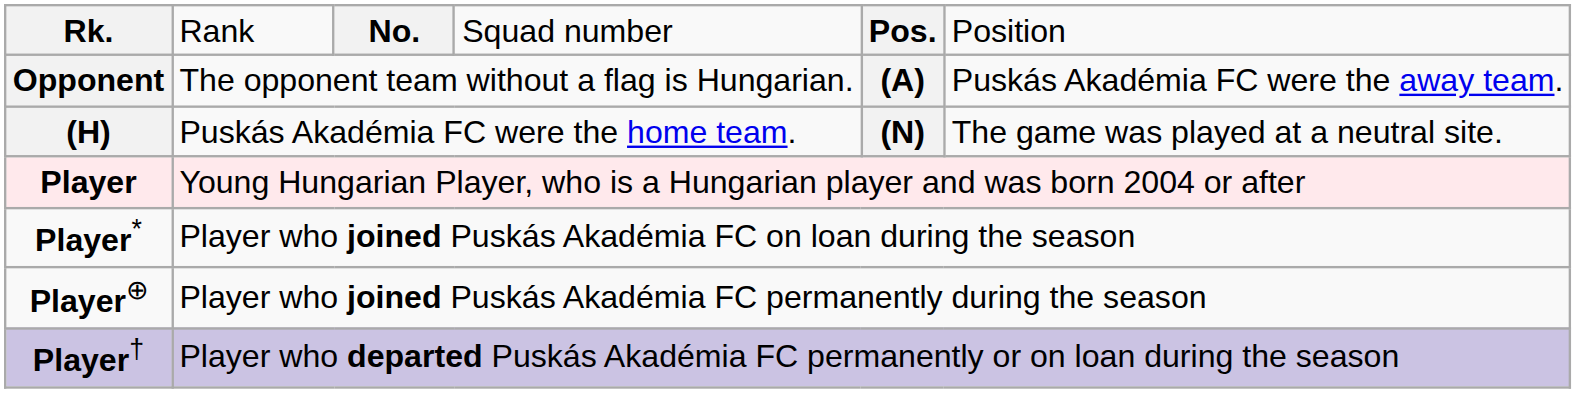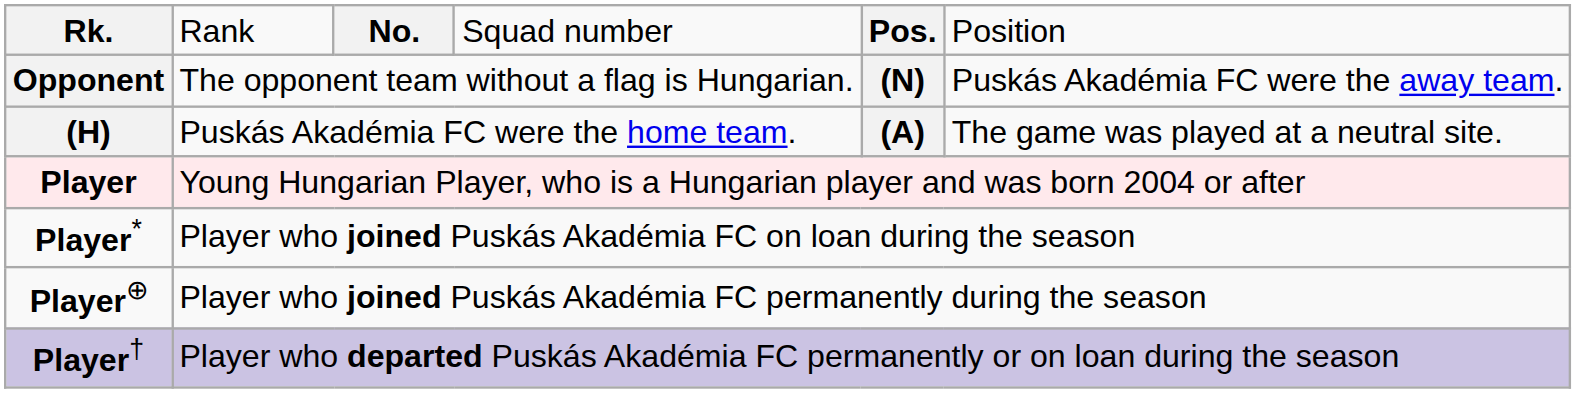(903, 81) (A) -> (903, 81) (N)
(903, 131) (N) -> (903, 131) (A)
